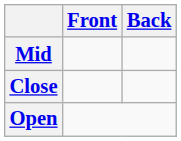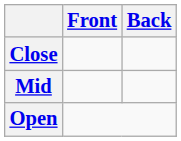rows swapped: (33, 86) <-> (33, 53)
